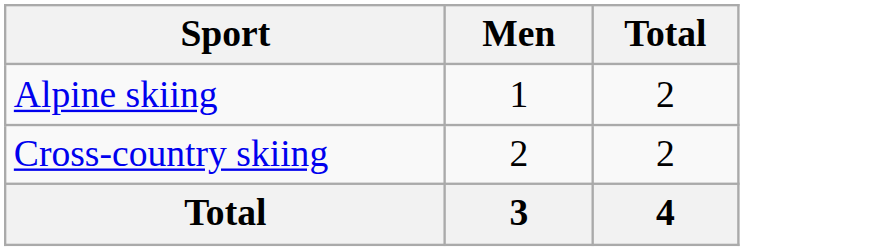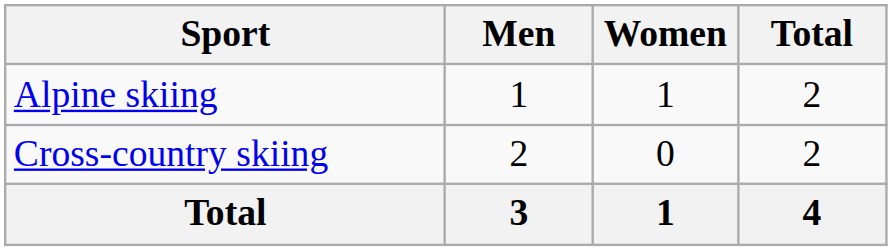+ column: (665, 34)
